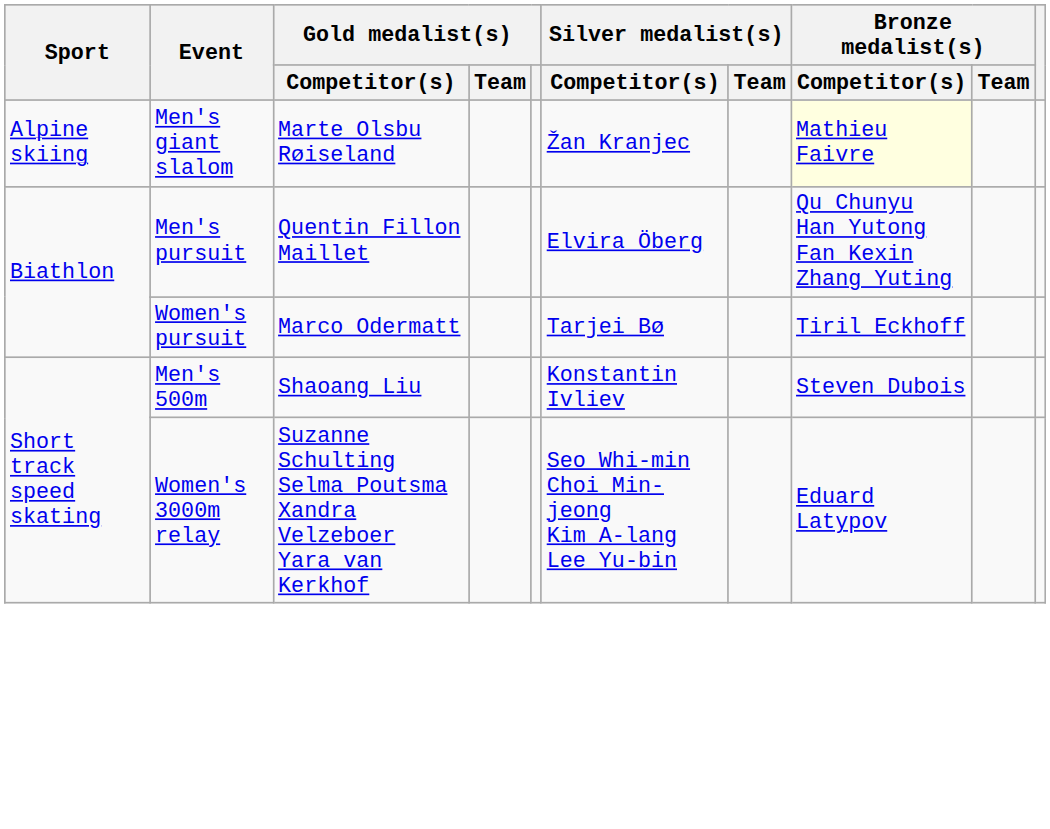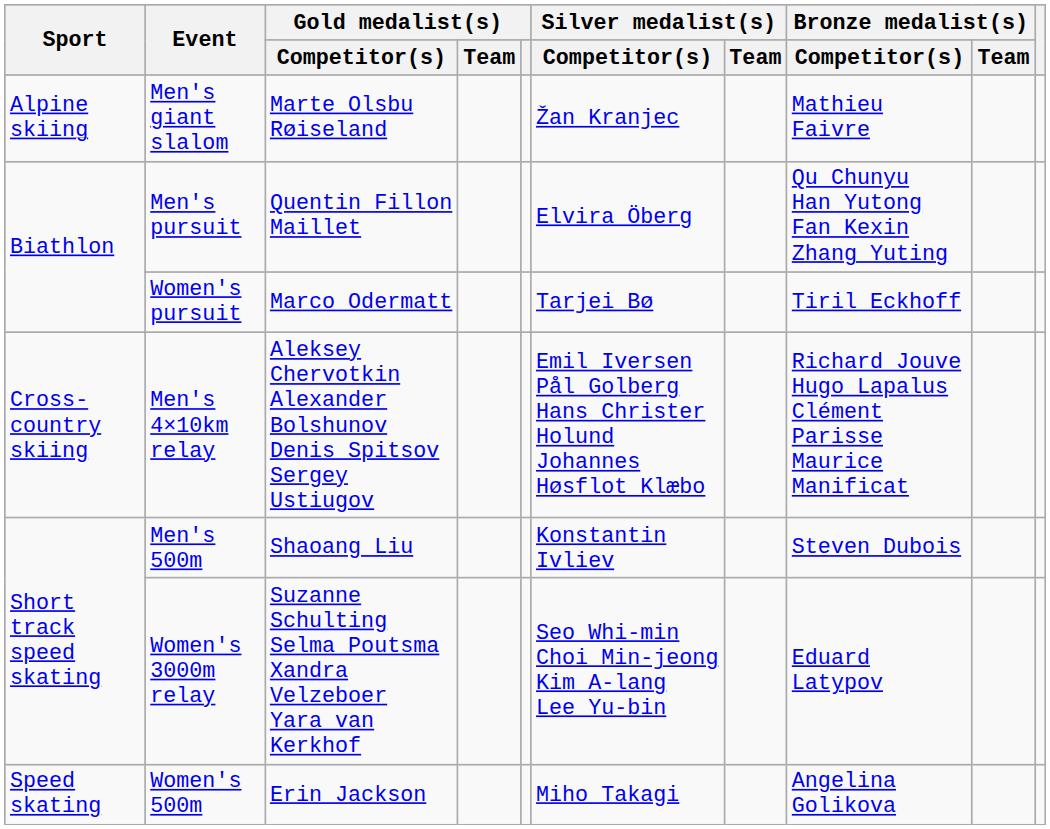(842, 143) lightyellow background -> (837, 118) no background
+ row: (189, 425)
+ row: (196, 794)
